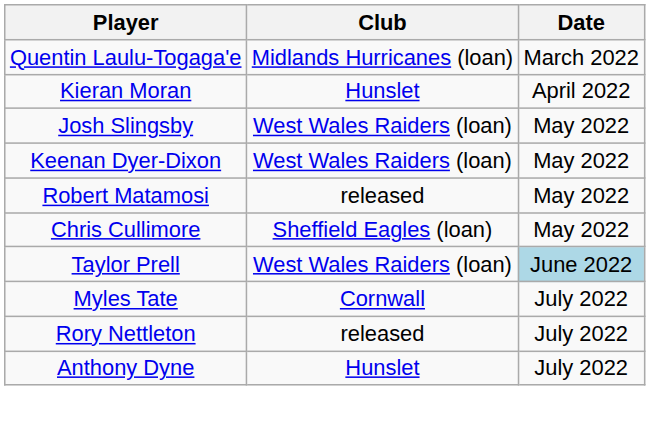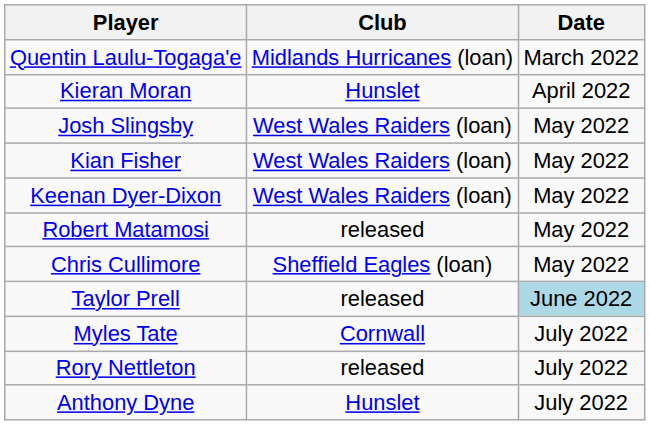+ row: (126, 161)
(382, 265) West Wales Raiders (loan) -> (382, 299) released
